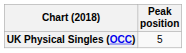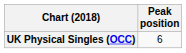(160, 39) 5 -> (160, 39) 6
